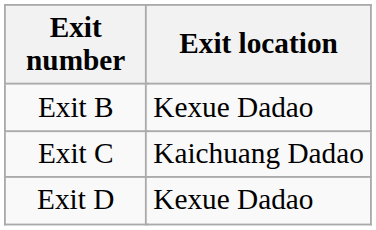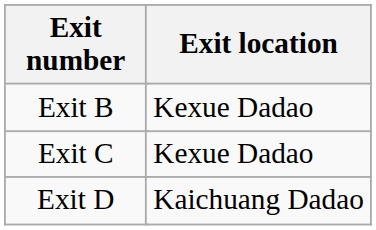(259, 153) Kaichuang Dadao -> (233, 153) Kexue Dadao
(233, 199) Kexue Dadao -> (259, 199) Kaichuang Dadao
